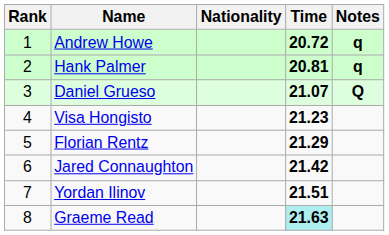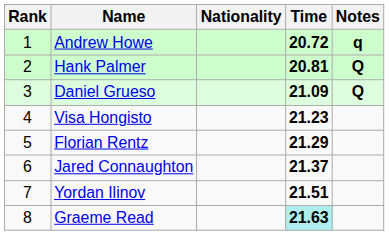(358, 67) q -> (358, 67) Q
(309, 92) 21.07 -> (309, 92) 21.09
(309, 167) 21.42 -> (309, 167) 21.37
